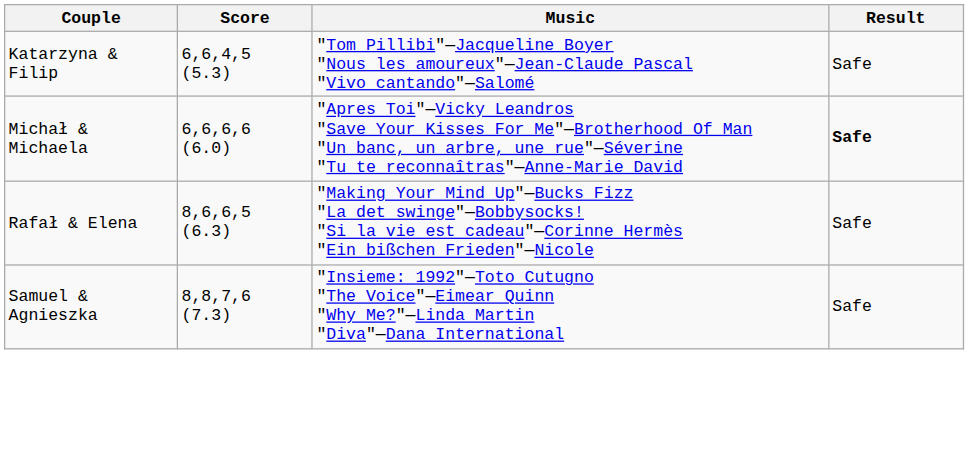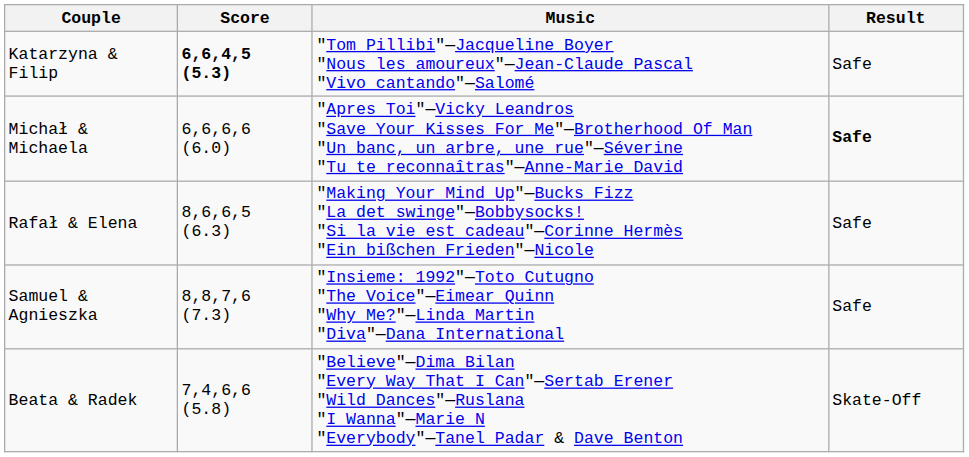(216, 64) normal -> (216, 64) bold
+ row: (73, 400)
